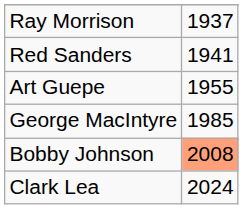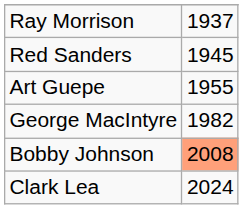(210, 54) 1941 -> (210, 54) 1945
(210, 120) 1985 -> (210, 120) 1982
